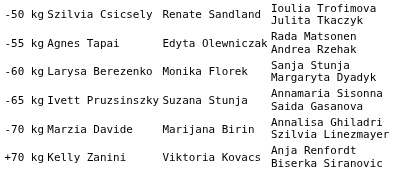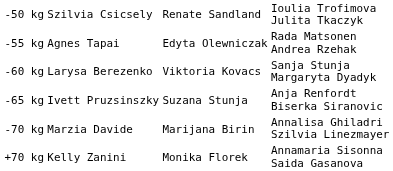(205, 71) Monika Florek -> (212, 71) Viktoria Kovacs
(327, 100) Annamaria Sisonna Saida Gasanova -> (327, 100) Anja Renfordt Biserka Siranovic
(212, 157) Viktoria Kovacs -> (205, 157) Monika Florek
(327, 157) Anja Renfordt Biserka Siranovic -> (327, 157) Annamaria Sisonna Saida Gasanova
